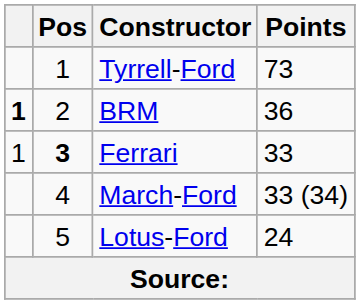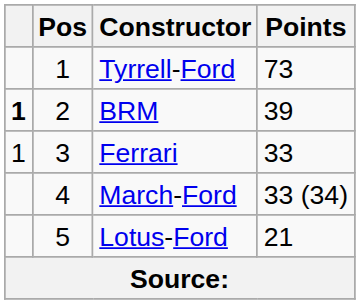(279, 110) 36 -> (279, 110) 39
(63, 152) bold -> (63, 152) normal
(279, 237) 24 -> (279, 237) 21
